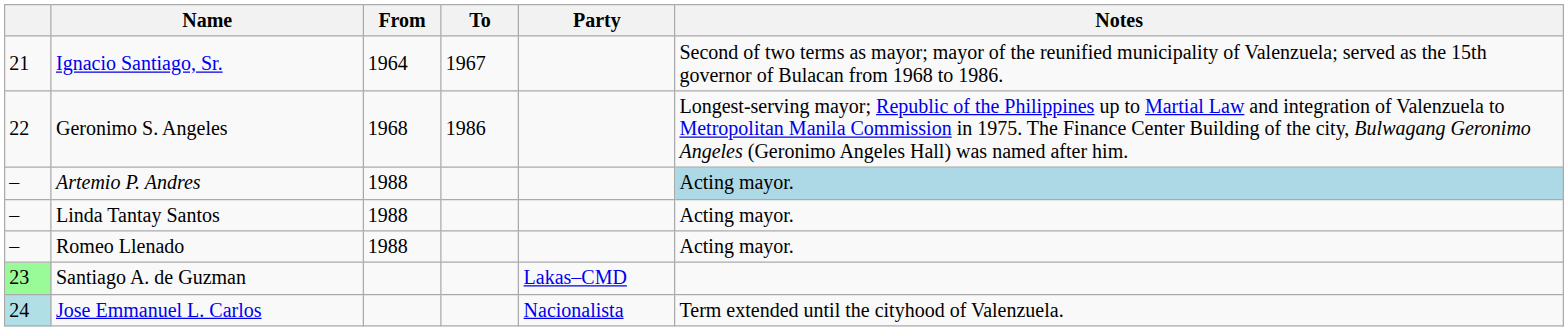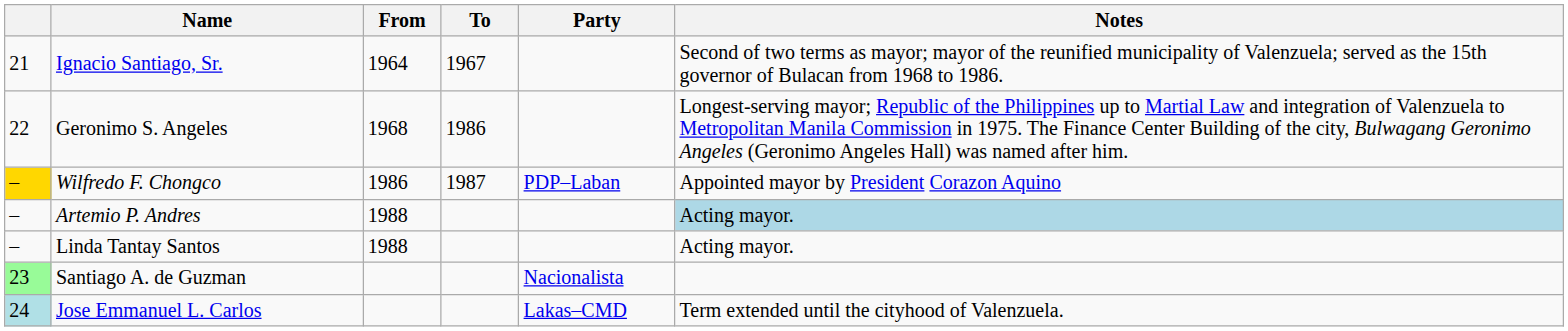+ row: (138, 183)
- row: (120, 246)
(575, 278) Lakas–CMD -> (574, 278) Nacionalista
(574, 309) Nacionalista -> (575, 309) Lakas–CMD
